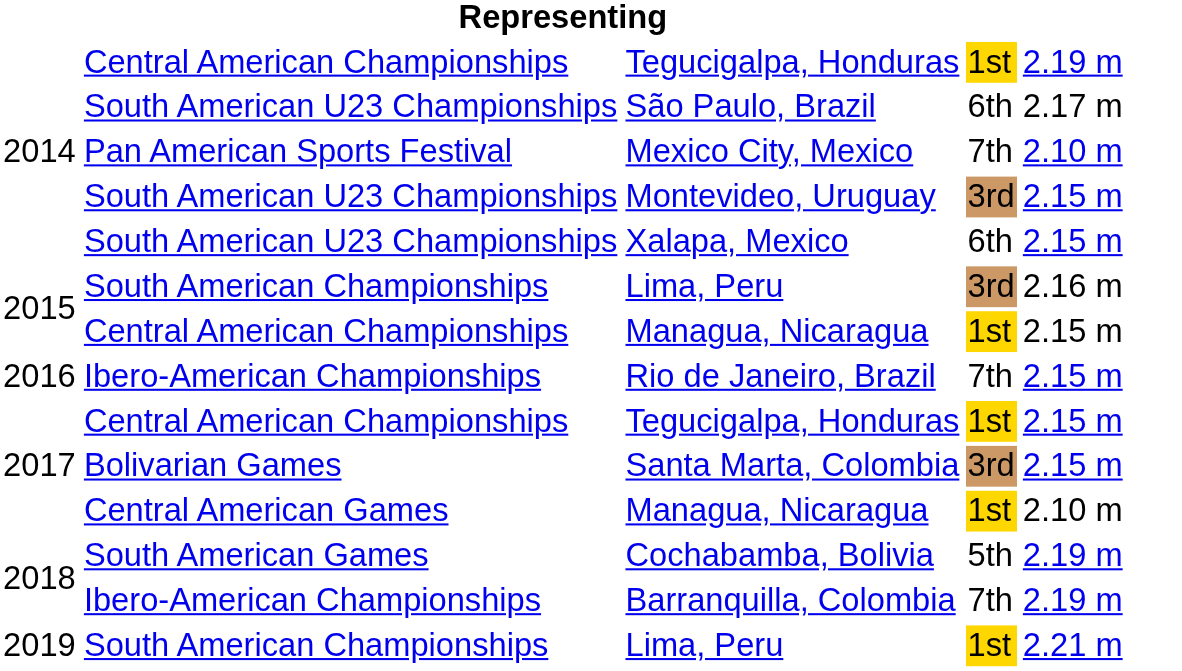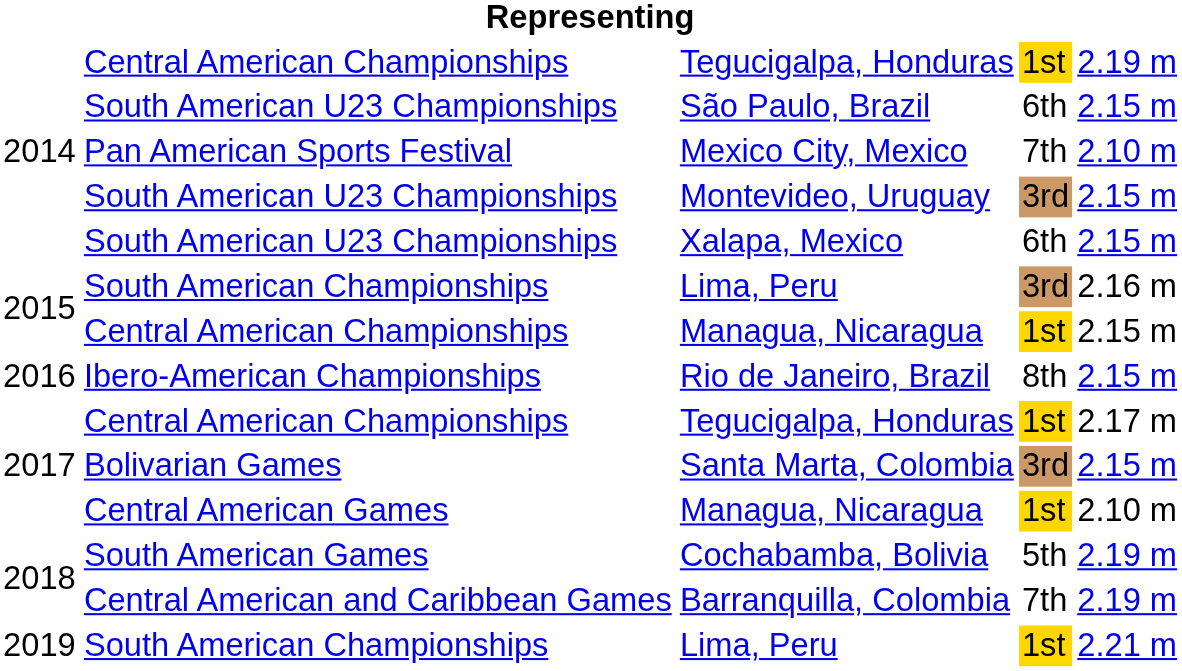(1073, 106) 2.17 m -> (1127, 106) 2.15 m
(990, 376) 7th -> (1045, 376) 8th
(1073, 420) 2.15 m -> (1127, 420) 2.17 m
(312, 600) Ibero-American Championships -> (378, 600) Central American and Caribbean Games
